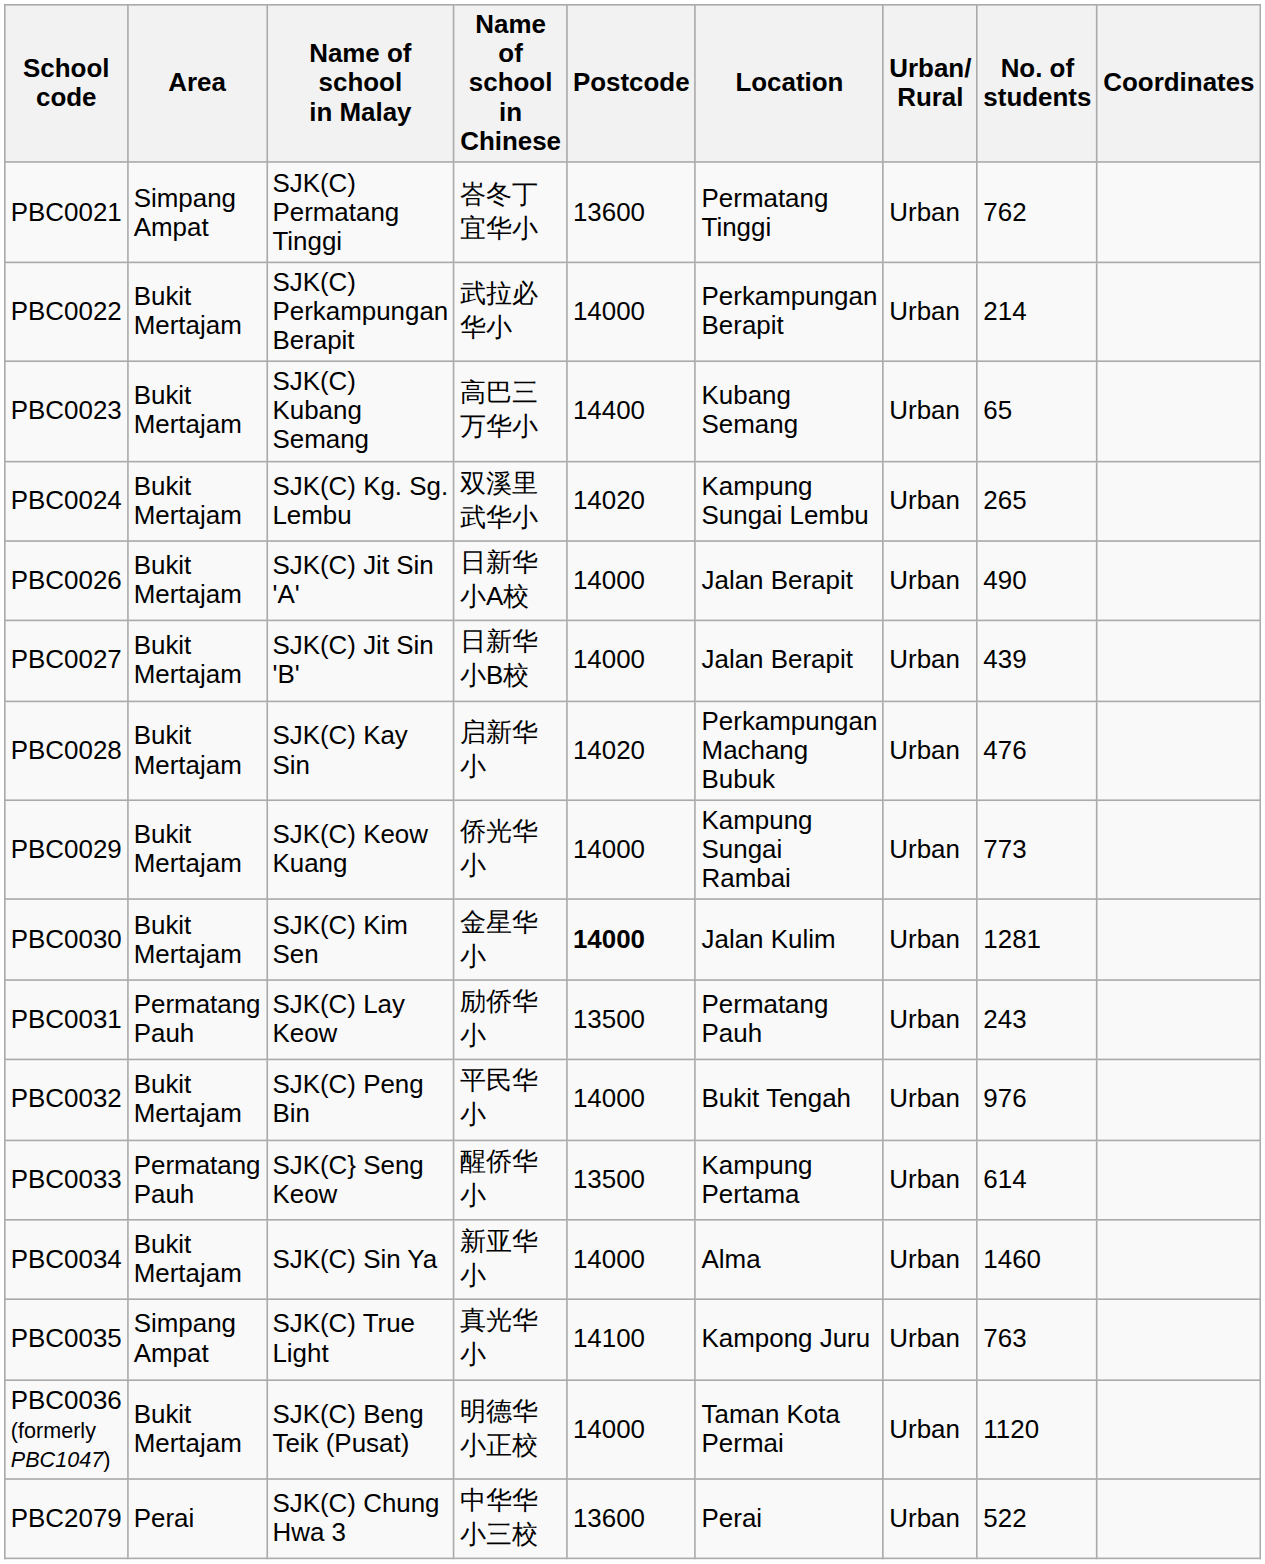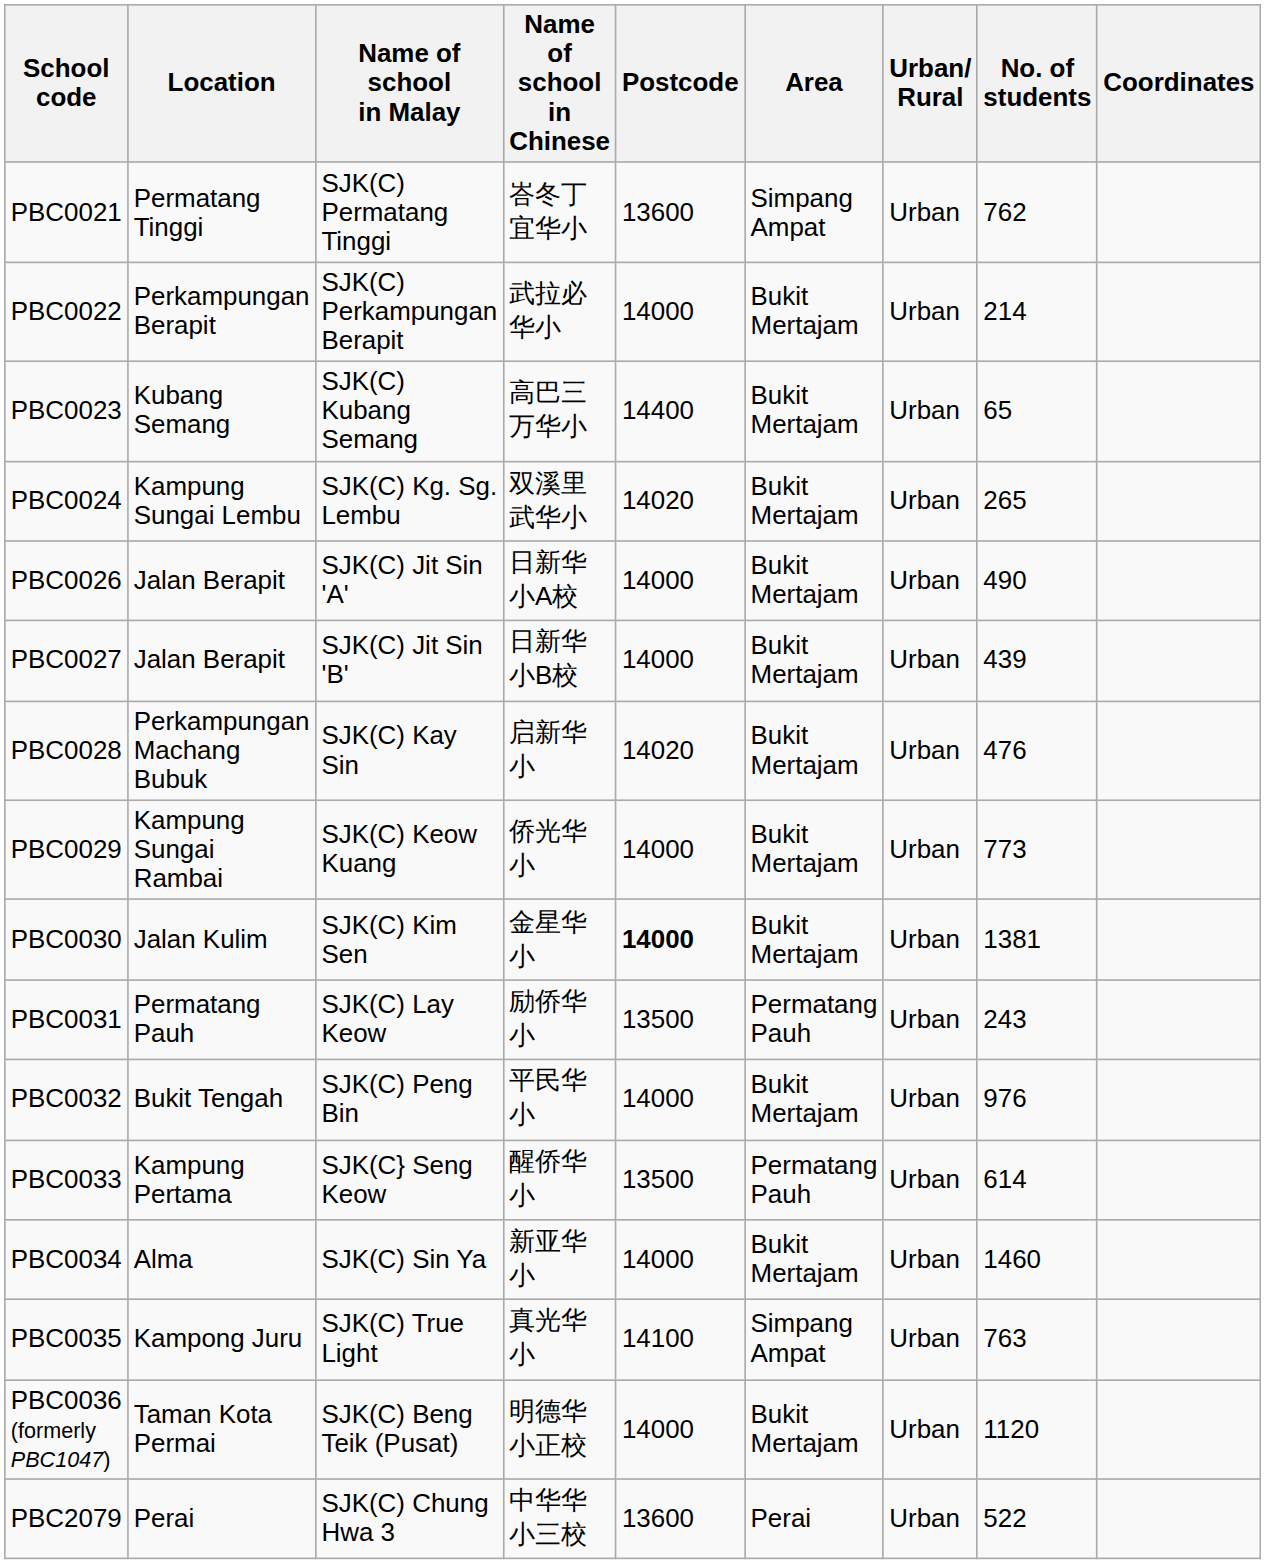columns swapped: (789, 83) <-> (197, 83)
(1012, 939) 1281 -> (1012, 939) 1381
